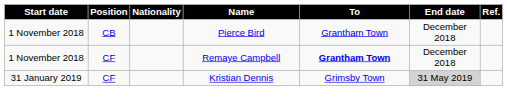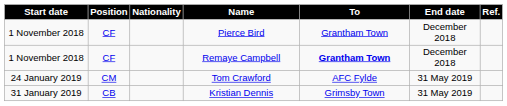(109, 33) CB -> (109, 33) CF
+ row: (241, 78)
(109, 78) CF -> (109, 93) CB
(445, 78) lightgrey background -> (445, 93) no background
